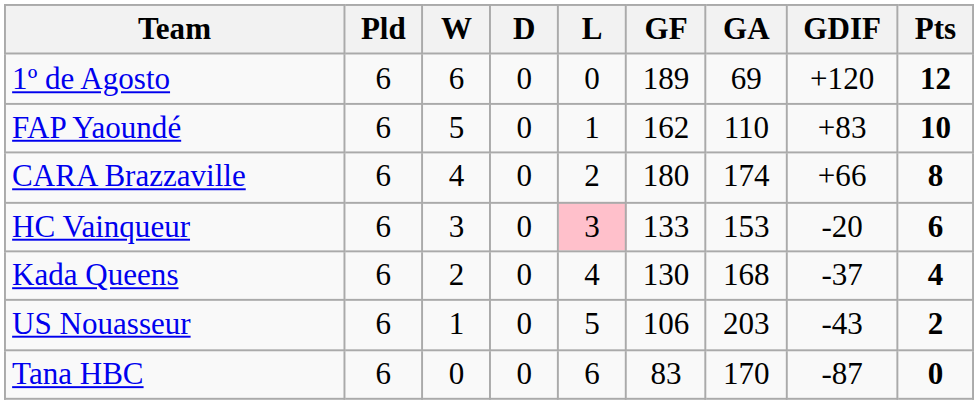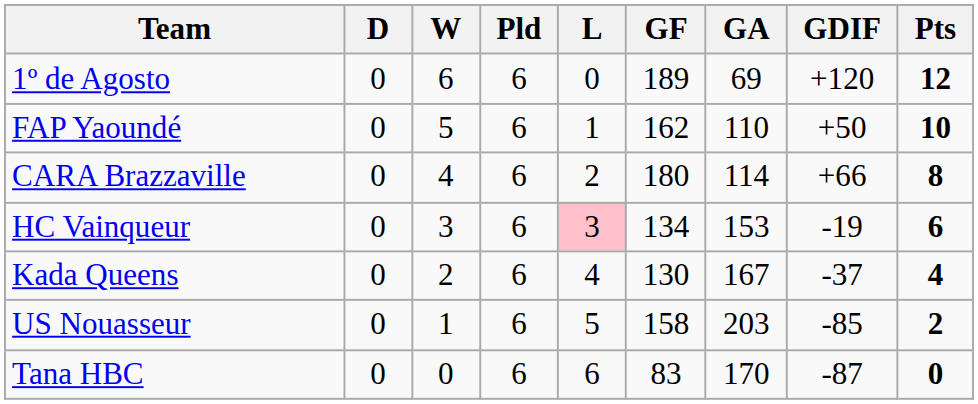columns swapped: (383, 29) <-> (524, 29)
(842, 127) +83 -> (842, 127) +50
(746, 176) 174 -> (746, 176) 114
(666, 226) 133 -> (666, 226) 134
(842, 226) -20 -> (842, 226) -19
(746, 275) 168 -> (746, 275) 167
(666, 324) 106 -> (666, 324) 158
(842, 324) -43 -> (842, 324) -85
